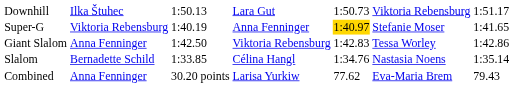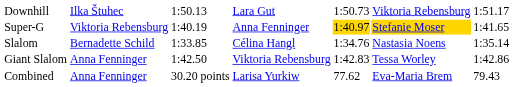(408, 27) no background -> (408, 27) gold background
rows swapped: (36, 43) <-> (21, 59)
